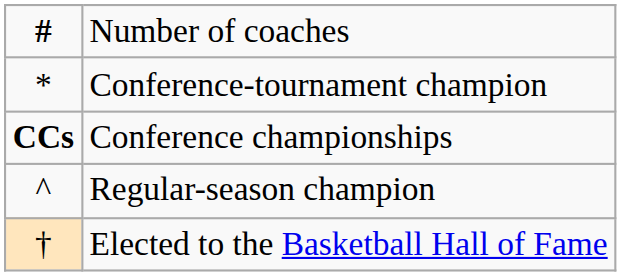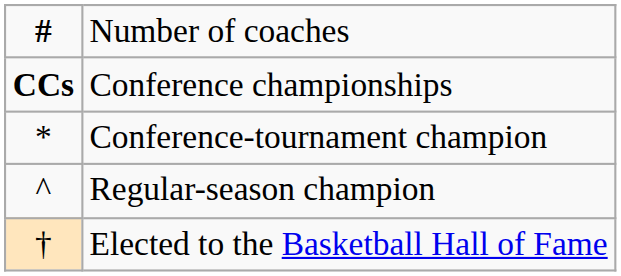rows swapped: (271, 137) <-> (318, 84)
